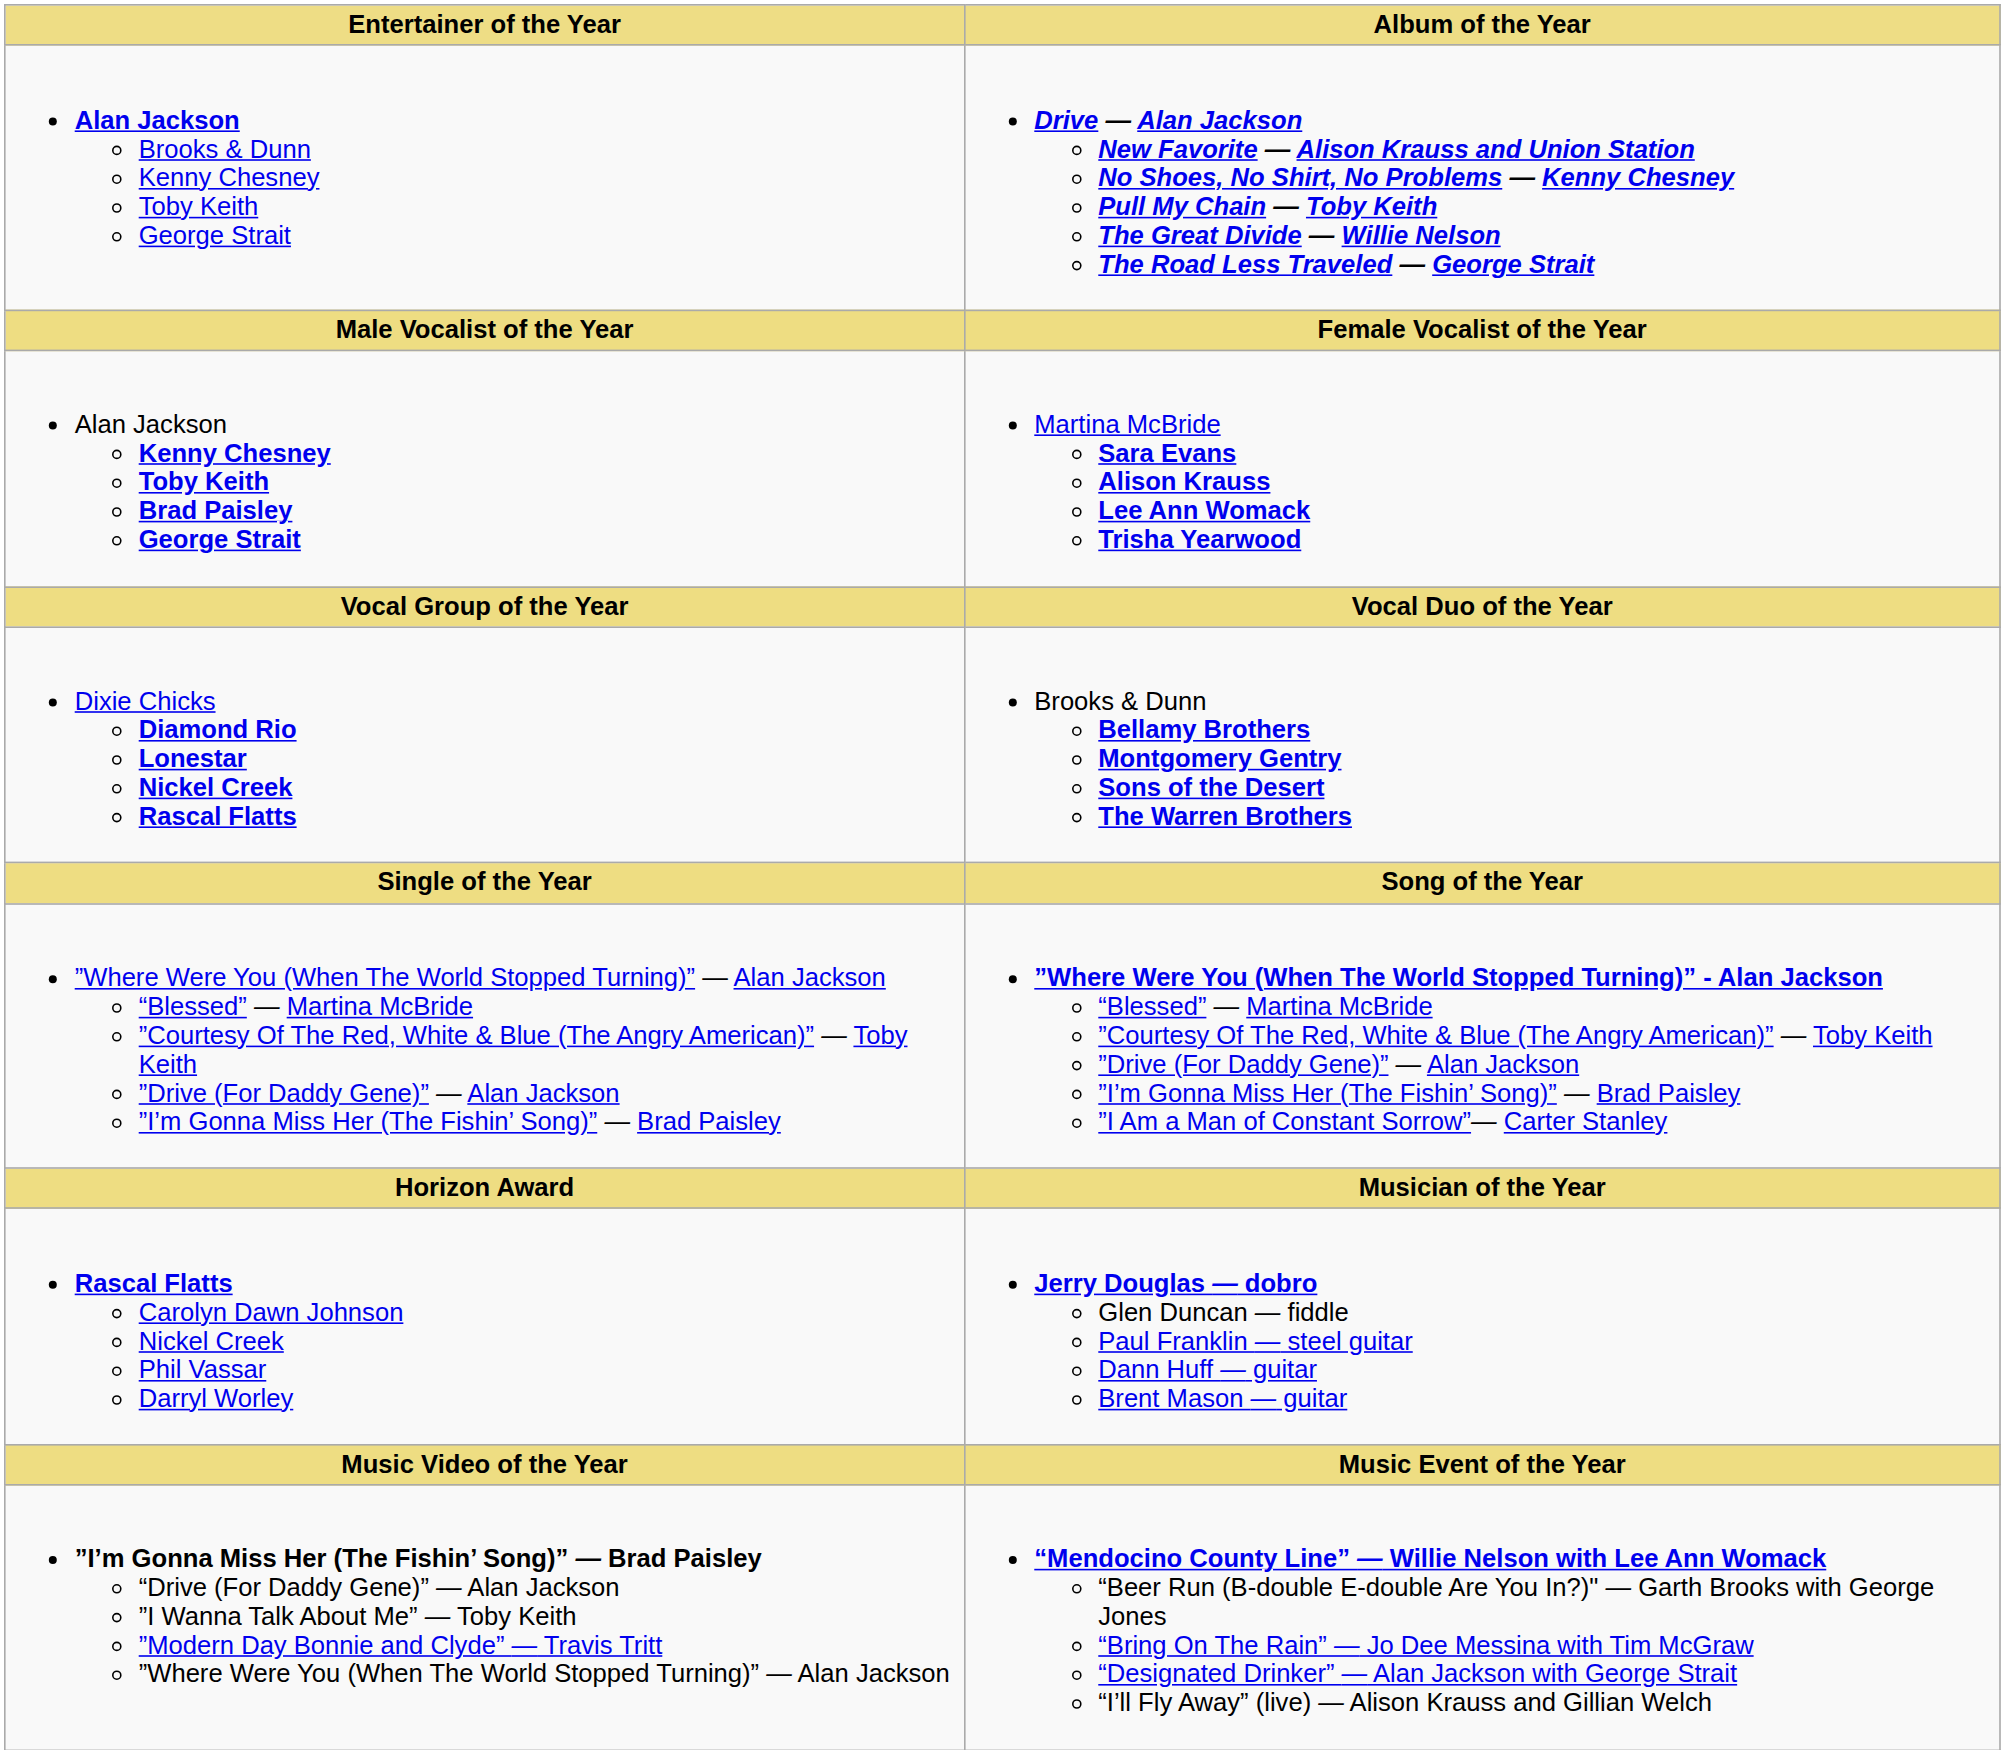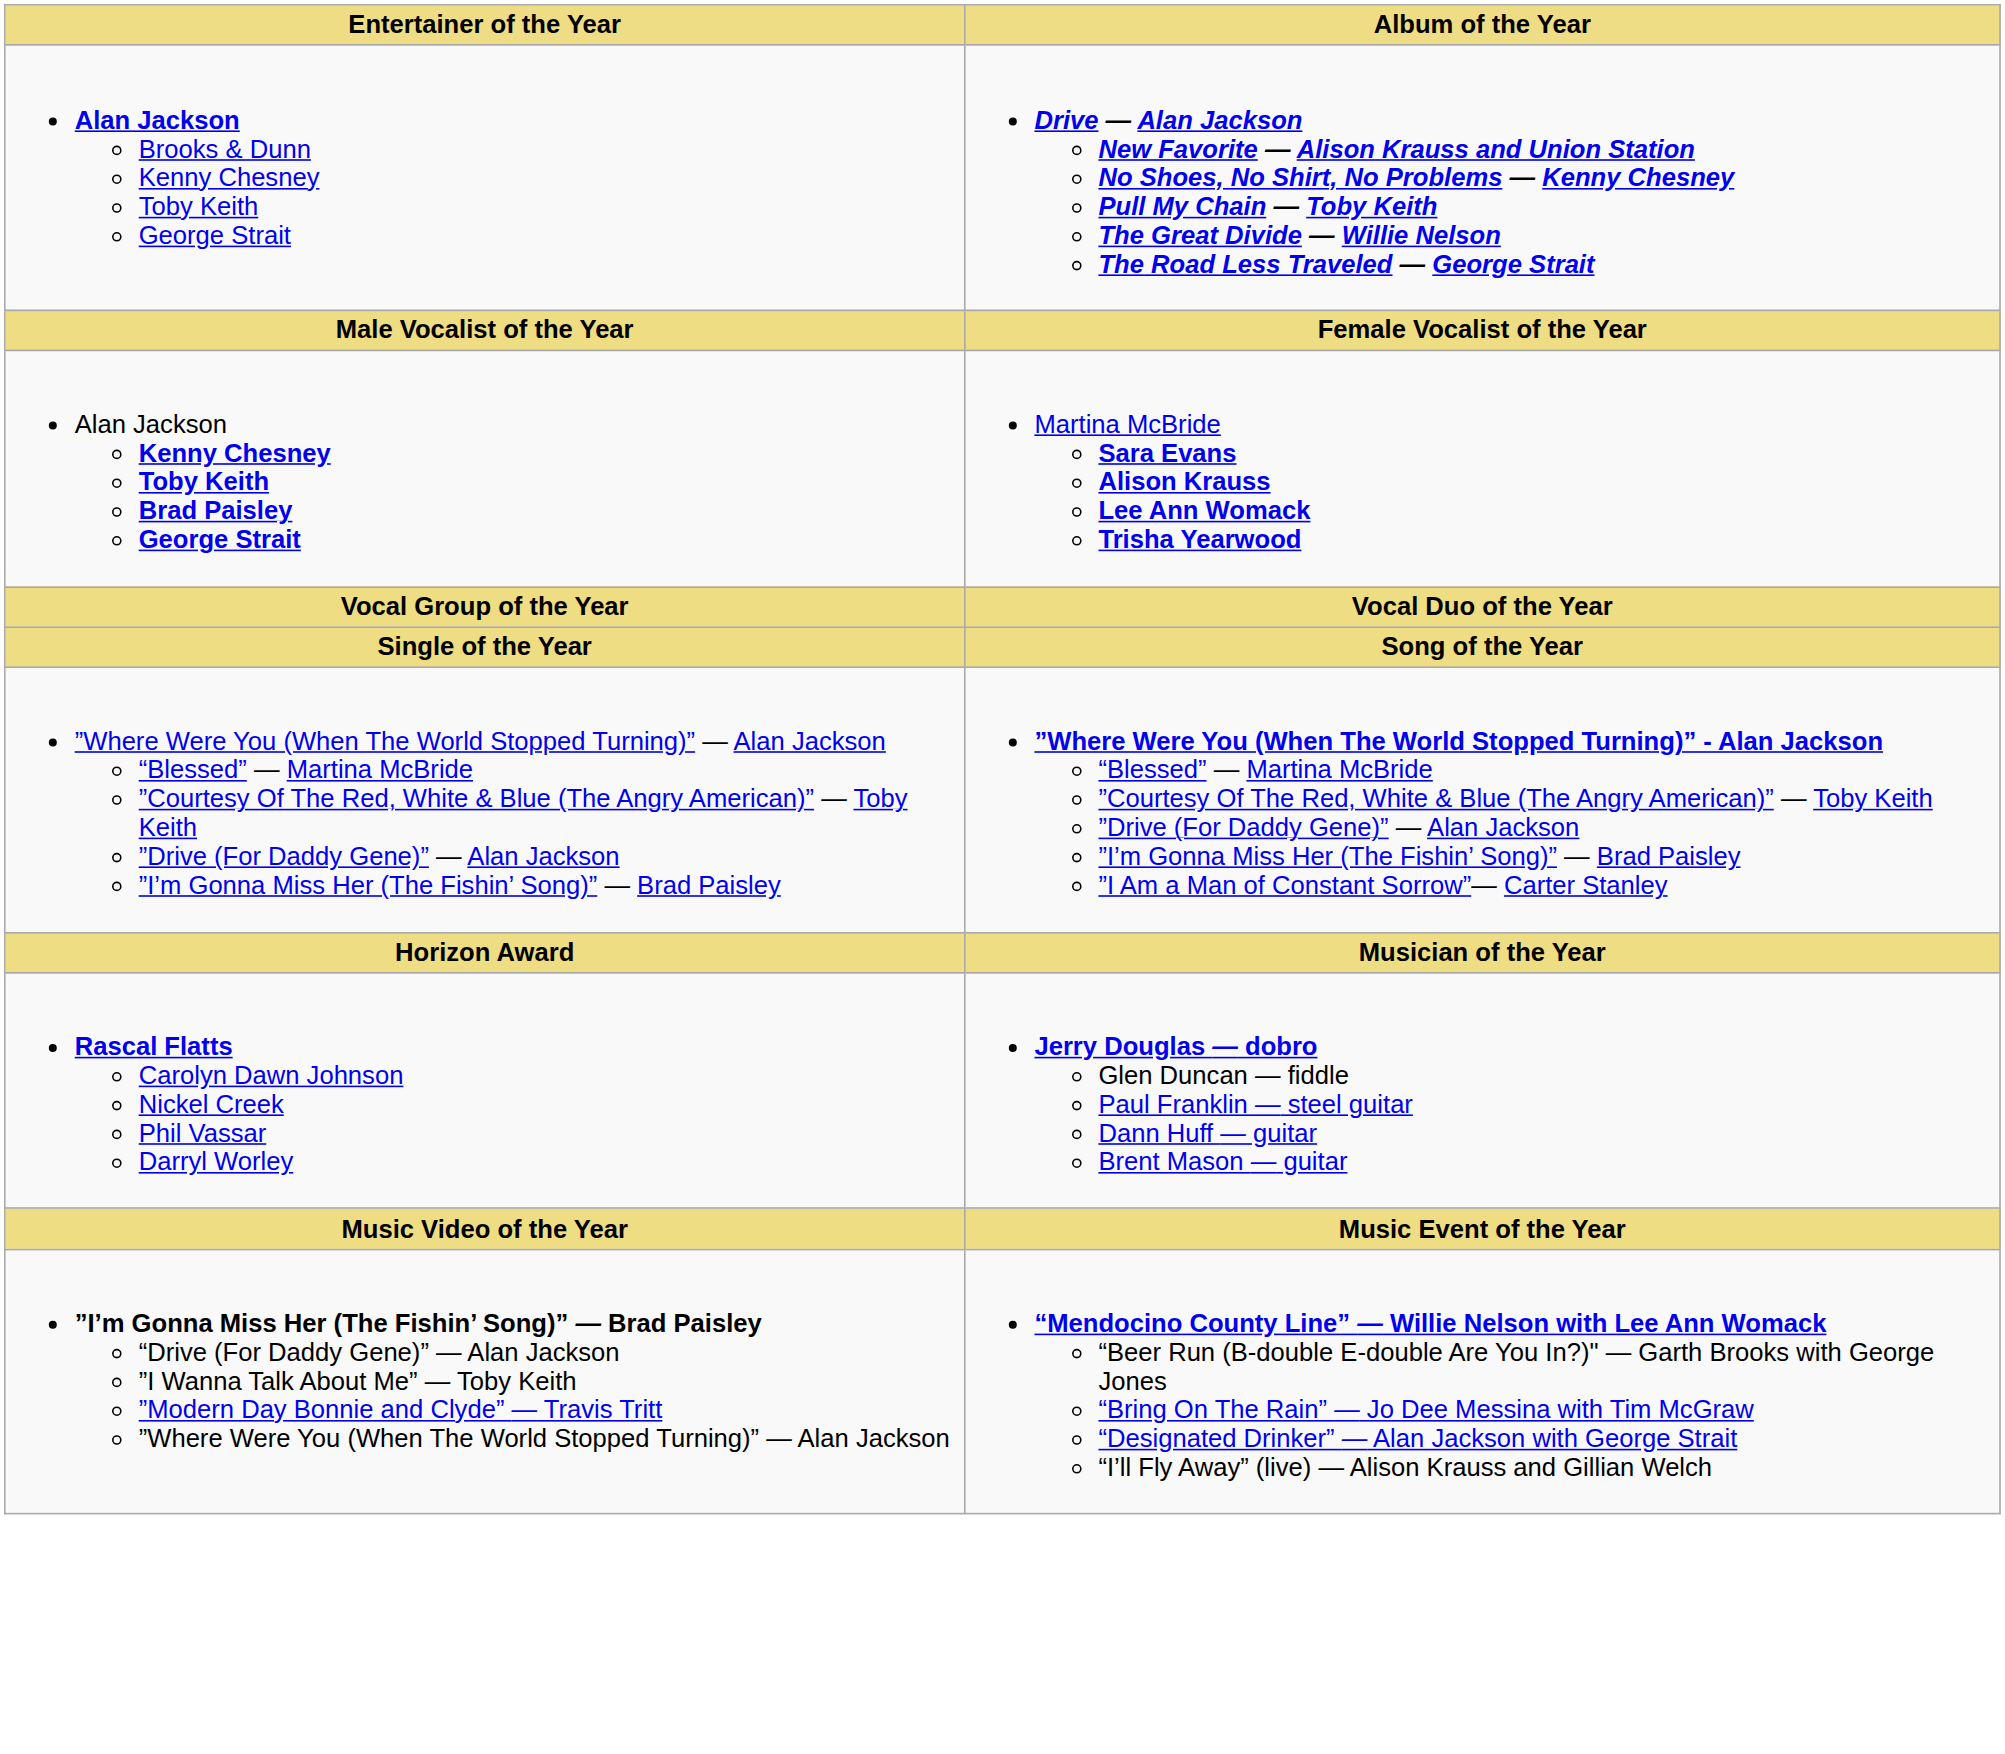- row: (485, 759)
